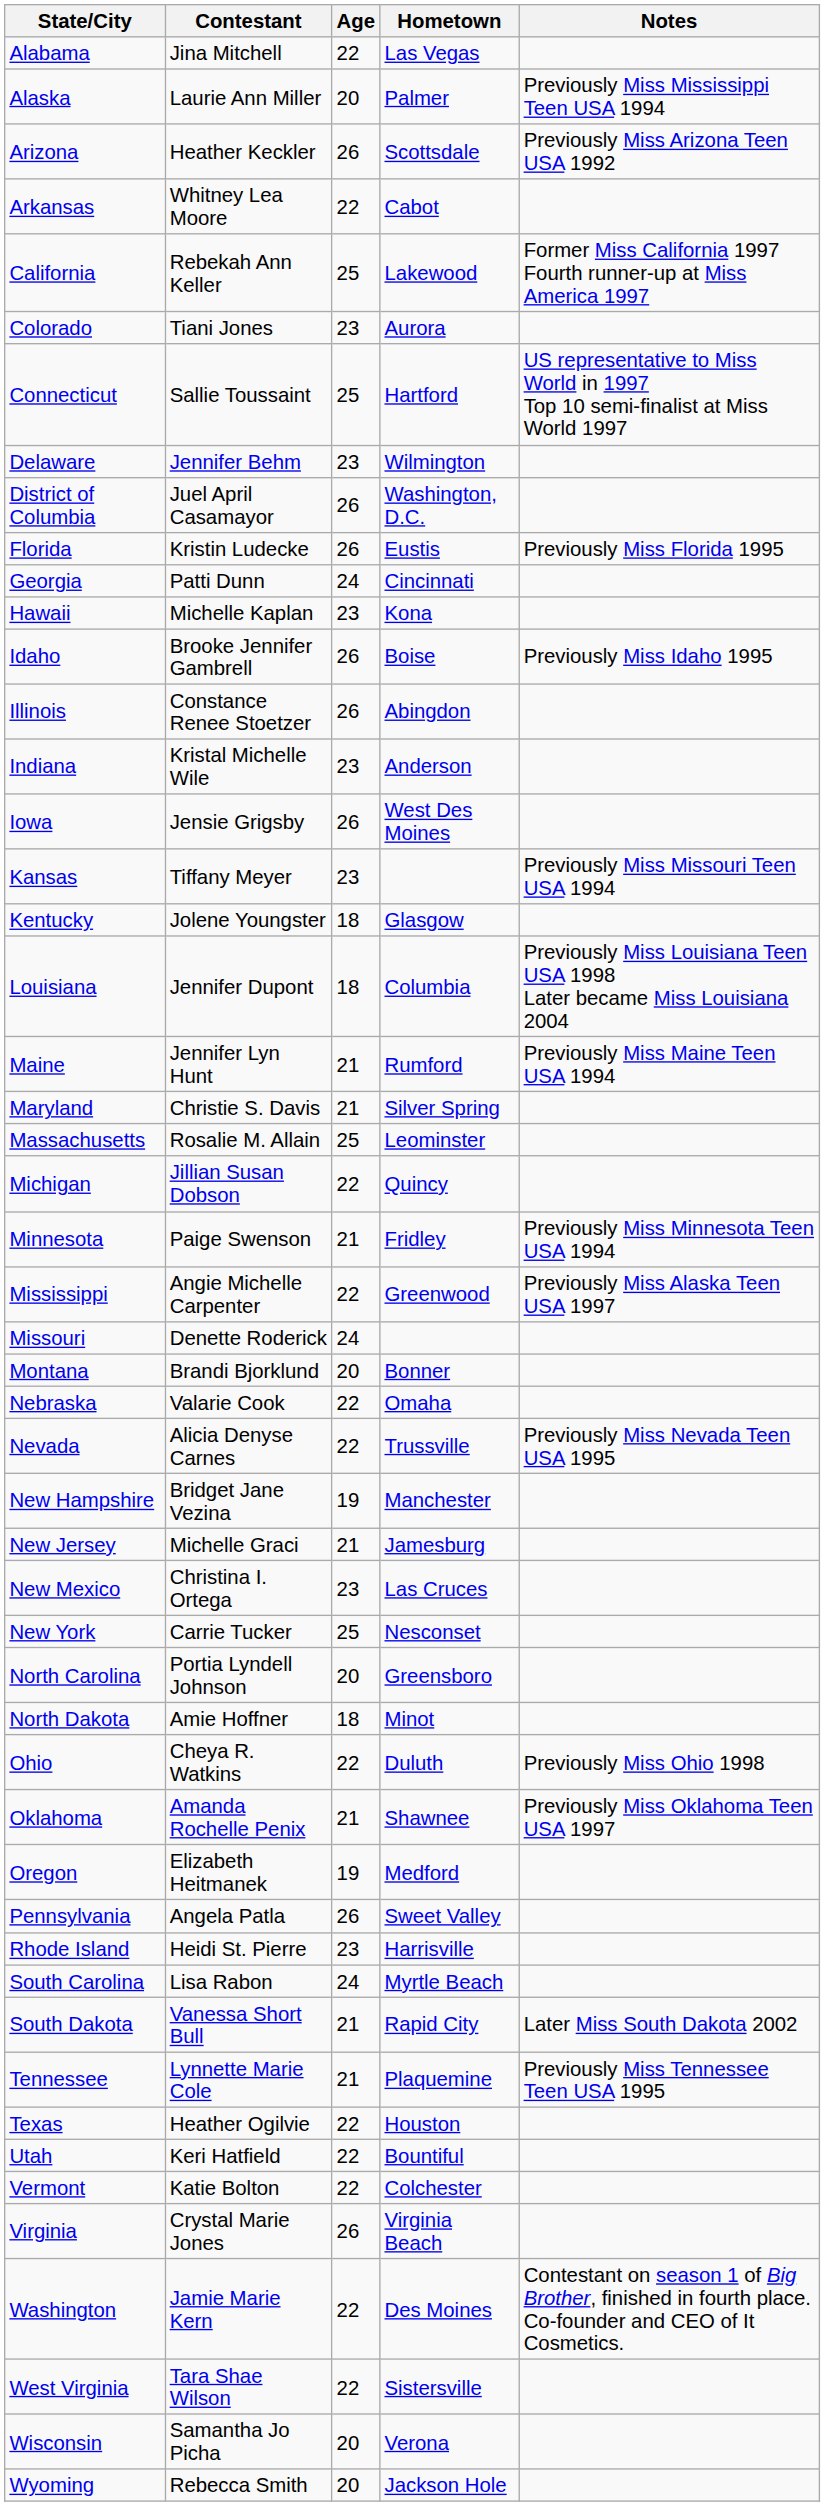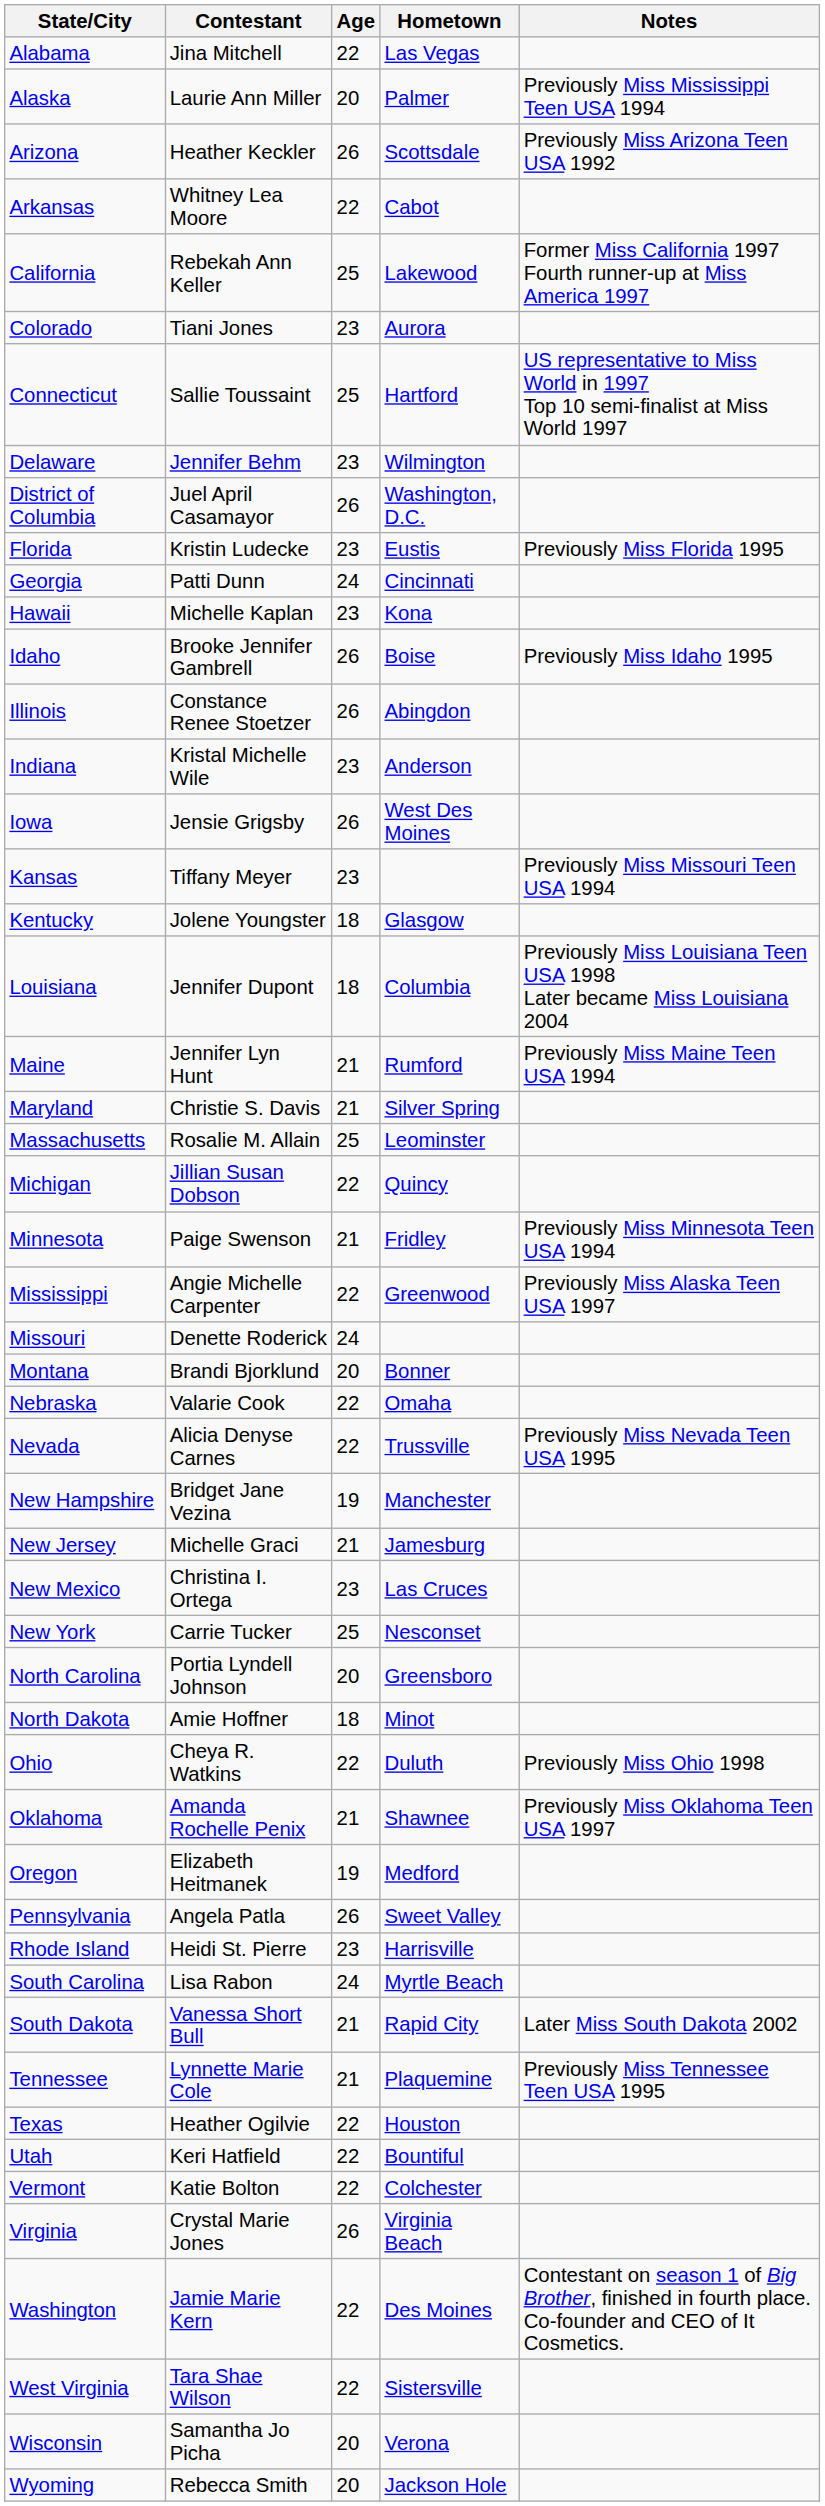(348, 548) 26 -> (348, 548) 23
